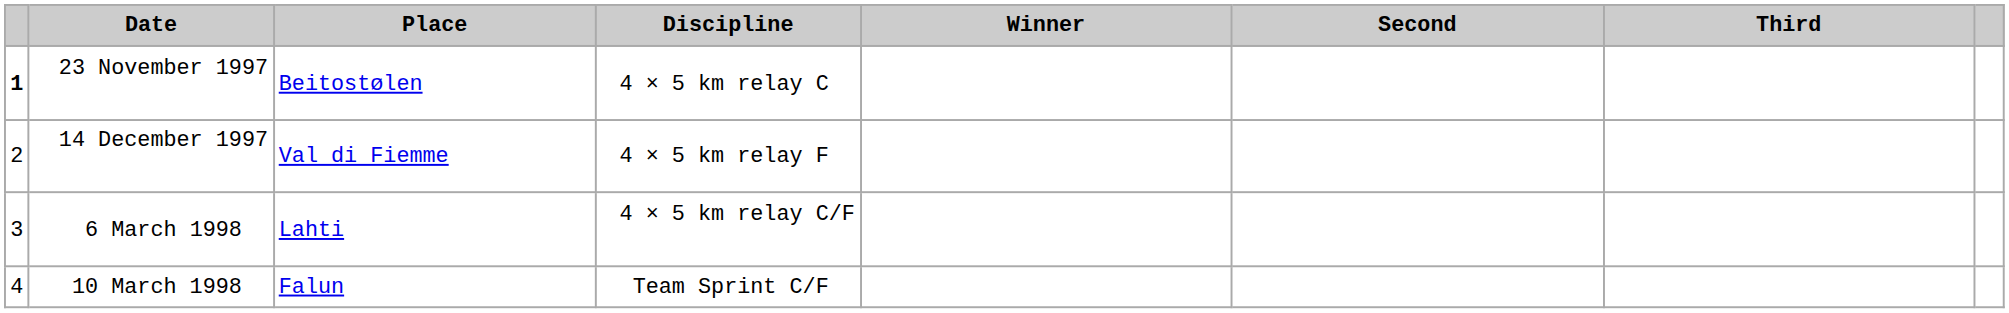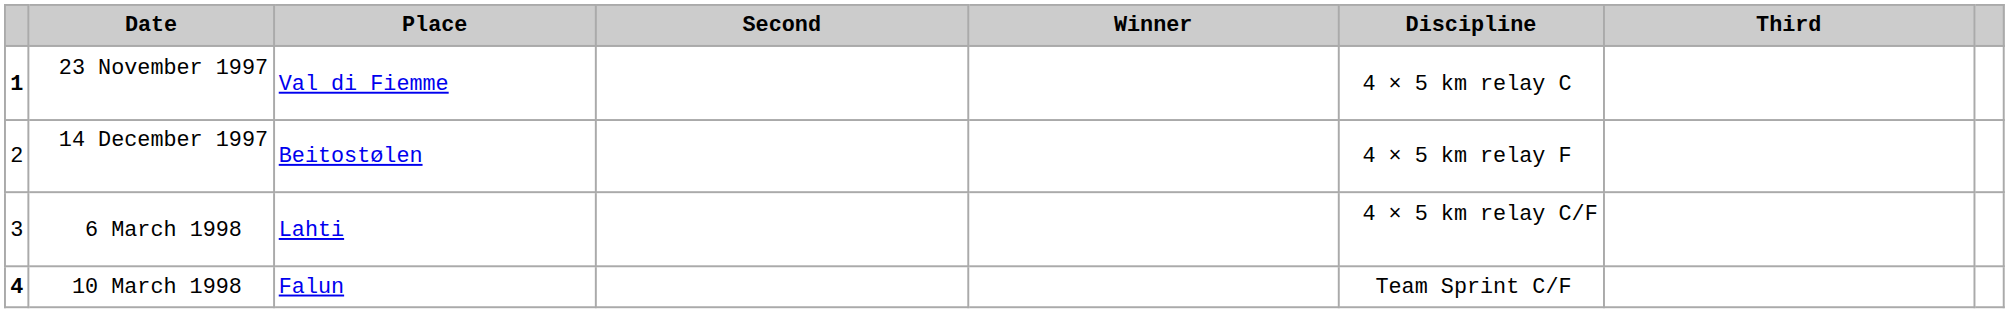columns swapped: (728, 26) <-> (1417, 26)
(351, 84) Beitostølen -> (364, 84) Val di Fiemme
(364, 157) Val di Fiemme -> (351, 157) Beitostølen
(17, 287) normal -> (17, 287) bold
